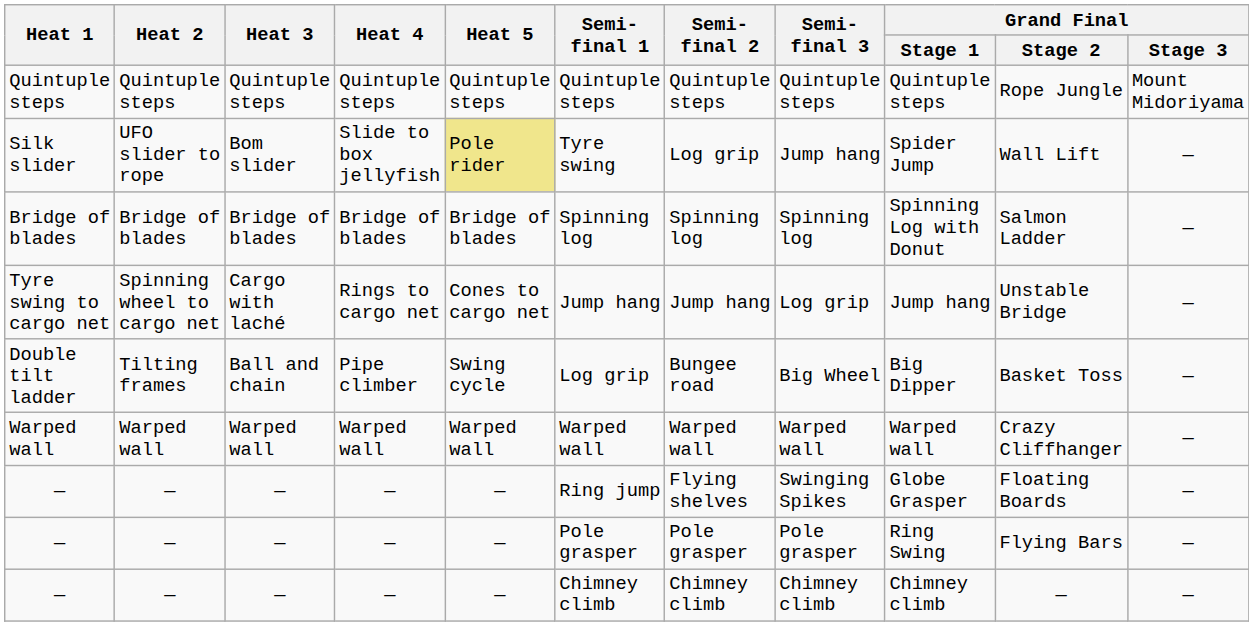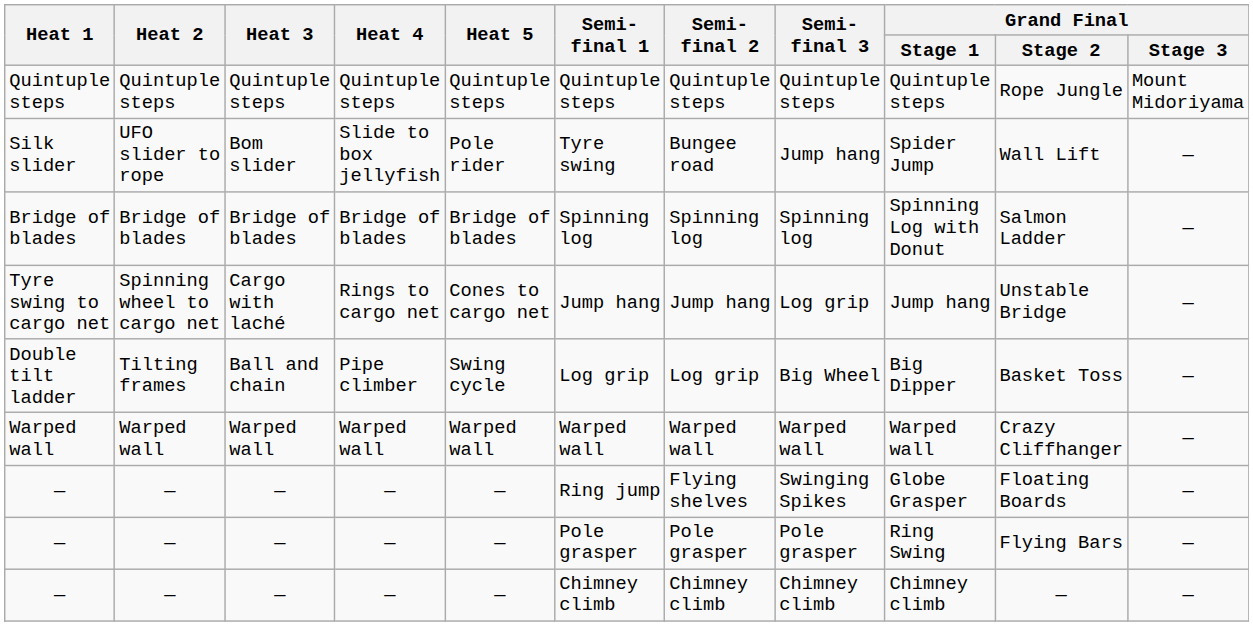(477, 155) khaki background -> (477, 155) no background
(714, 155) Log grip -> (703, 155) Bungee road
(703, 376) Bungee road -> (714, 376) Log grip
